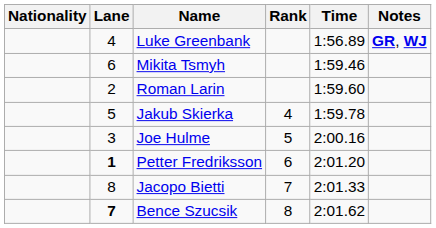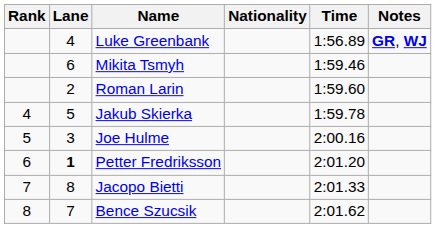columns swapped: (288, 16) <-> (47, 16)
(112, 211) bold -> (71, 211) normal
